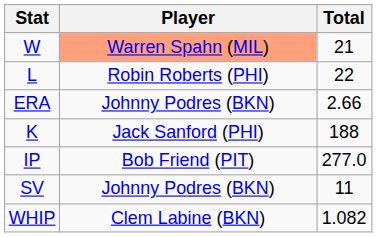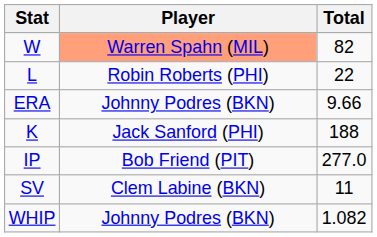(344, 47) 21 -> (344, 47) 82
(344, 103) 2.66 -> (344, 103) 9.66
(188, 189) Johnny Podres (BKN) -> (188, 189) Clem Labine (BKN)
(188, 217) Clem Labine (BKN) -> (188, 217) Johnny Podres (BKN)
